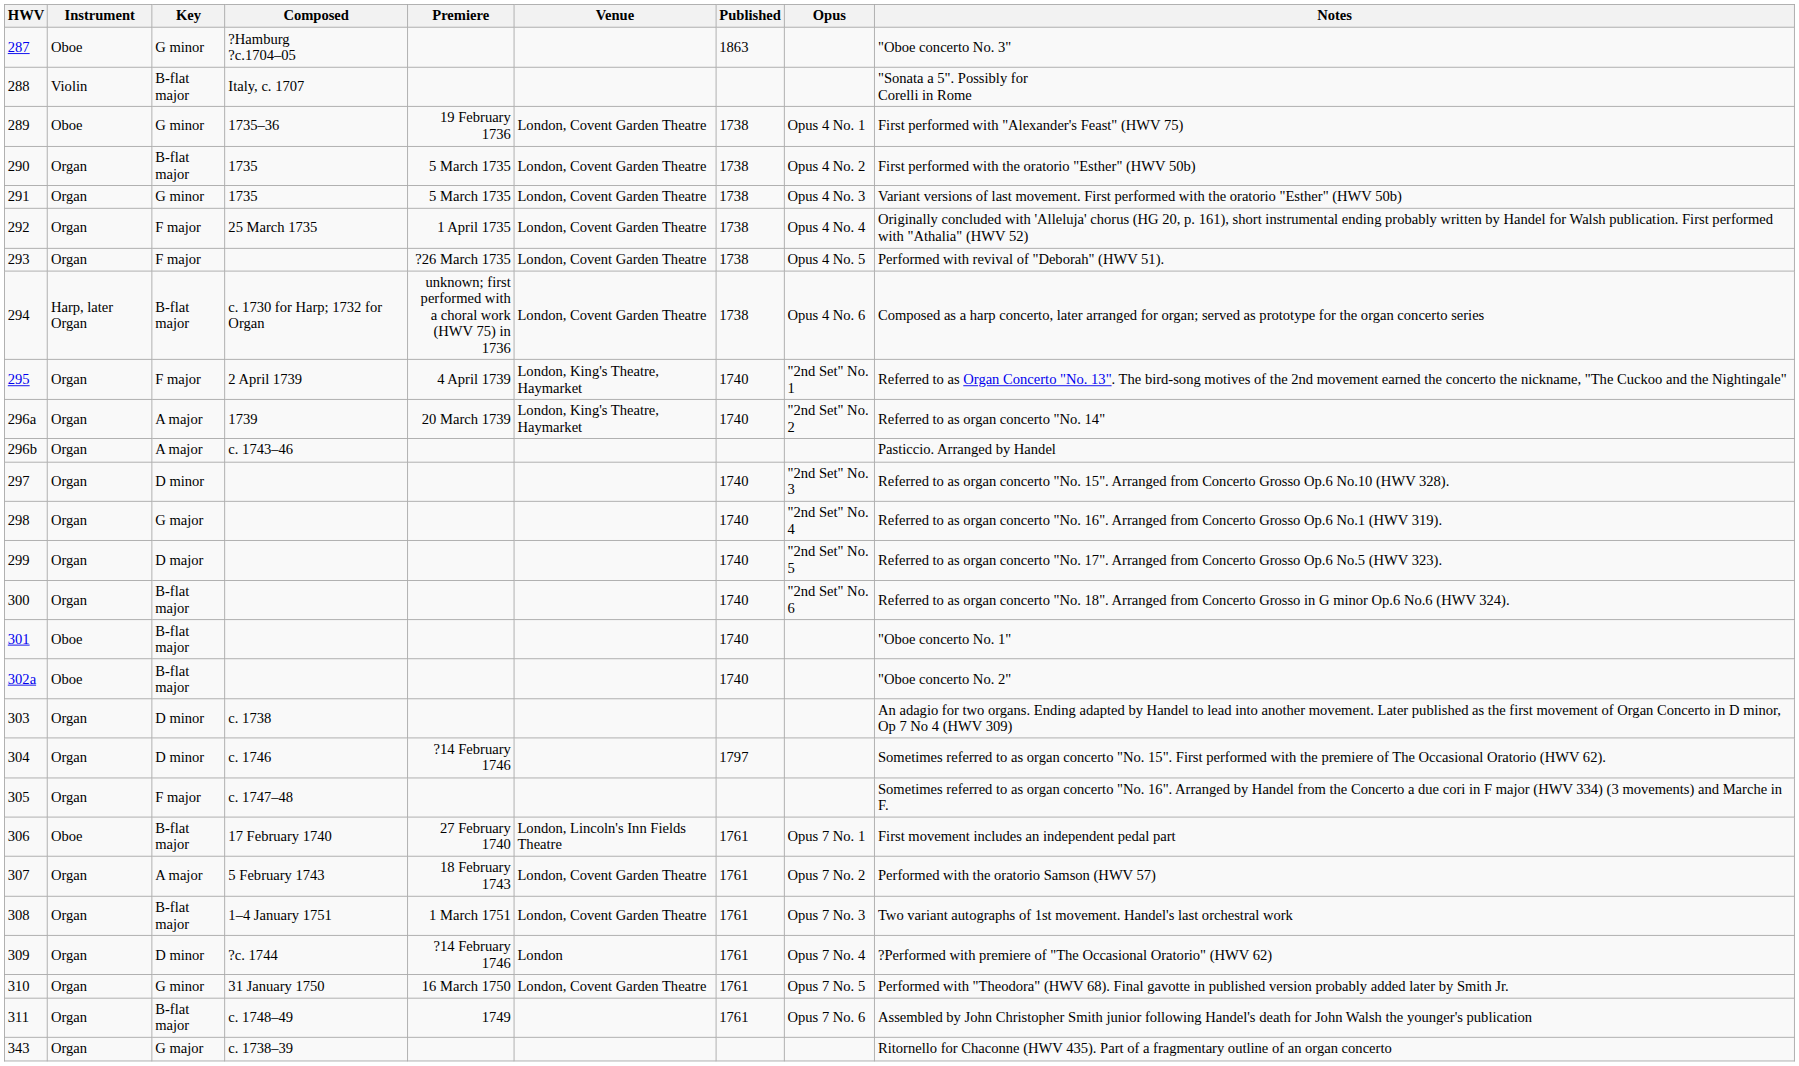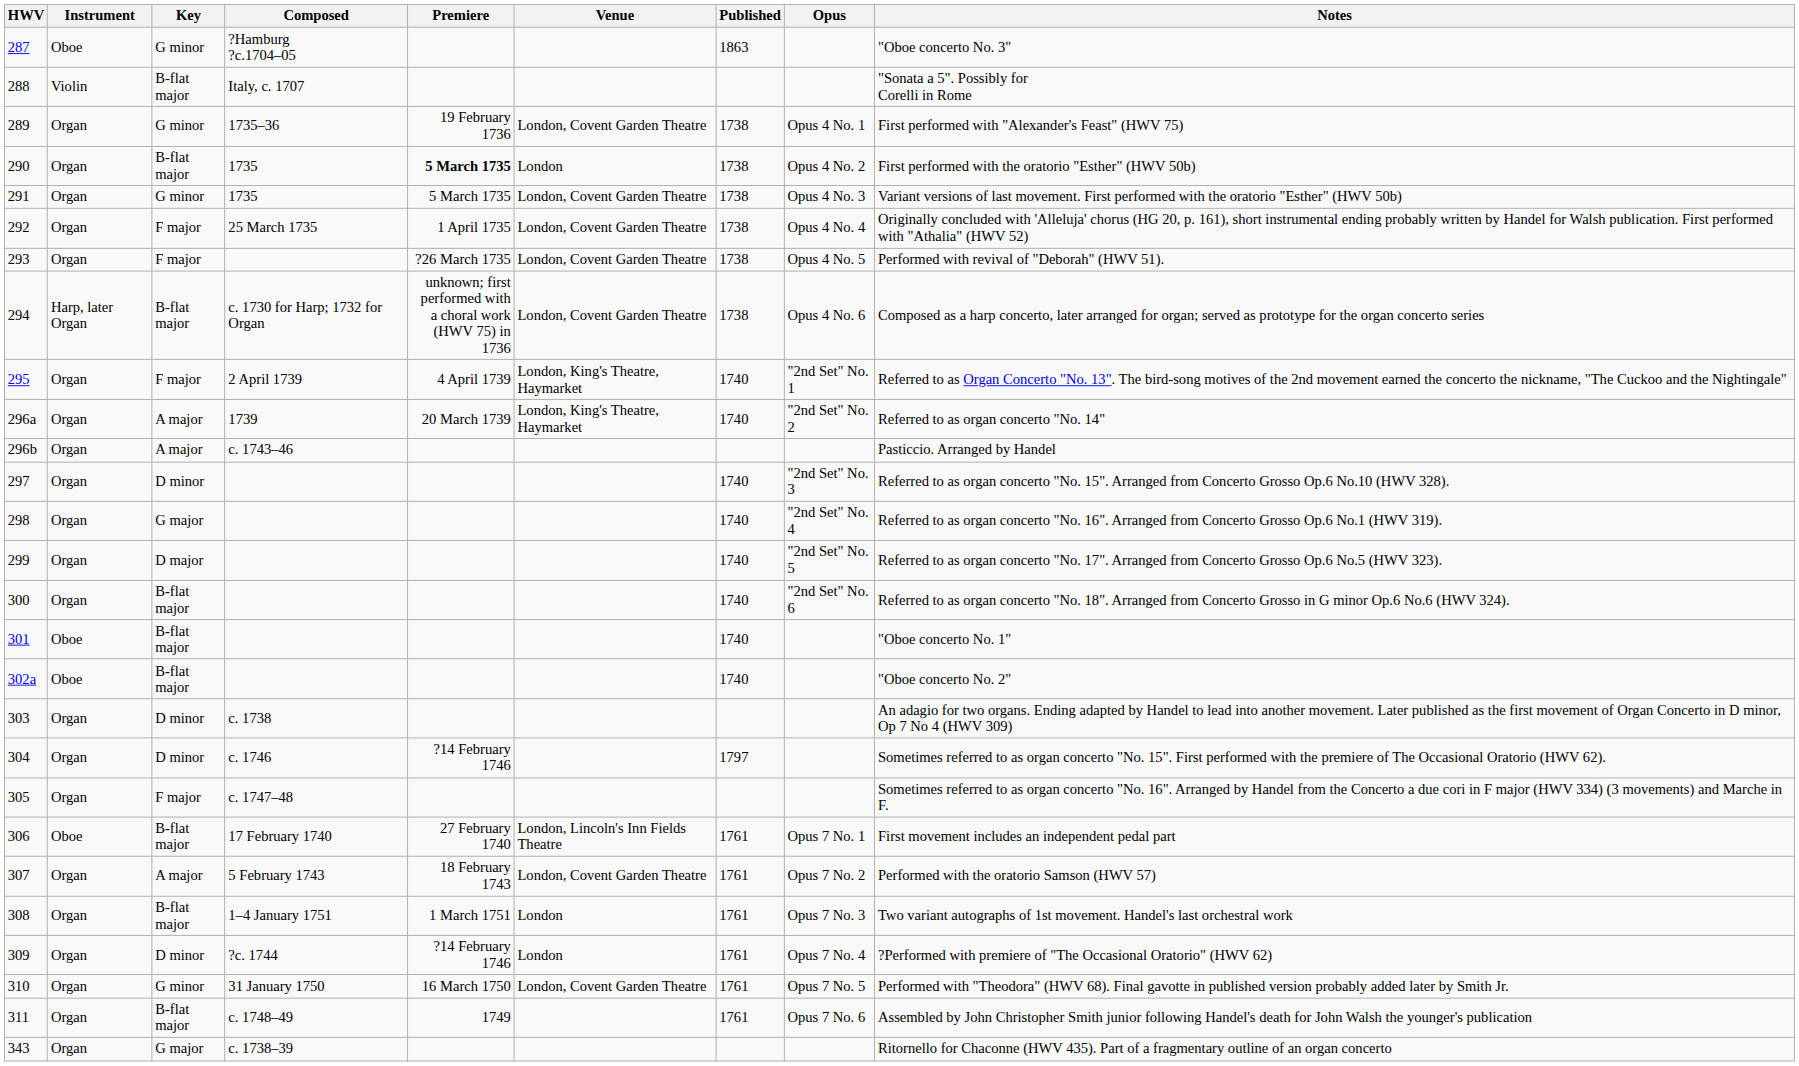(67, 126) Oboe -> (69, 126) Organ
(470, 165) normal -> (468, 165) bold
(612, 165) London, Covent Garden Theatre -> (540, 165) London
(612, 915) London, Covent Garden Theatre -> (540, 915) London
